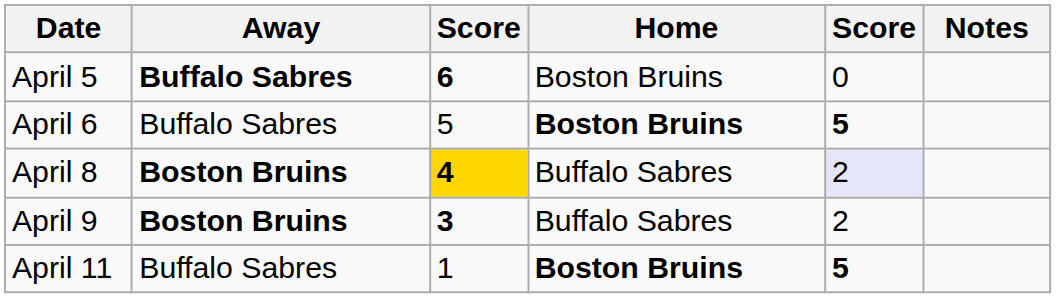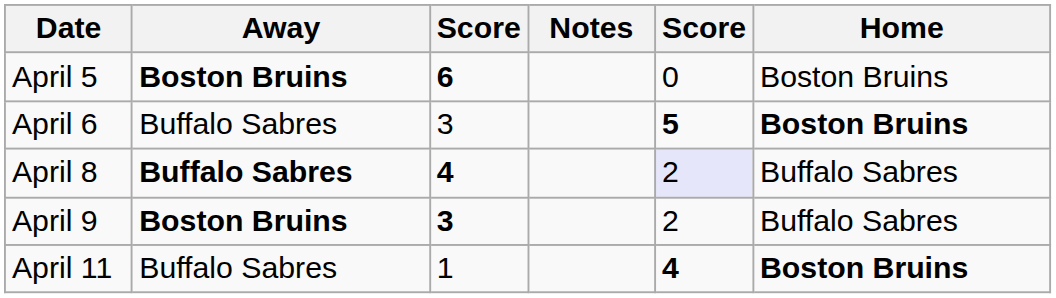columns swapped: (676, 28) <-> (987, 28)
(246, 76) Buffalo Sabres -> (243, 76) Boston Bruins
(445, 124) 5 -> (445, 124) 3
(243, 172) Boston Bruins -> (246, 172) Buffalo Sabres
(445, 172) gold background -> (445, 172) no background
(841, 268) 5 -> (670, 268) 4
